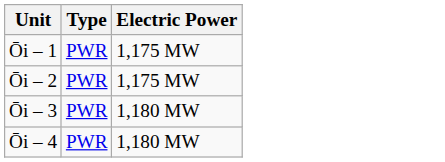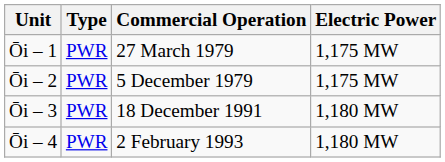+ column: (211, 19)
